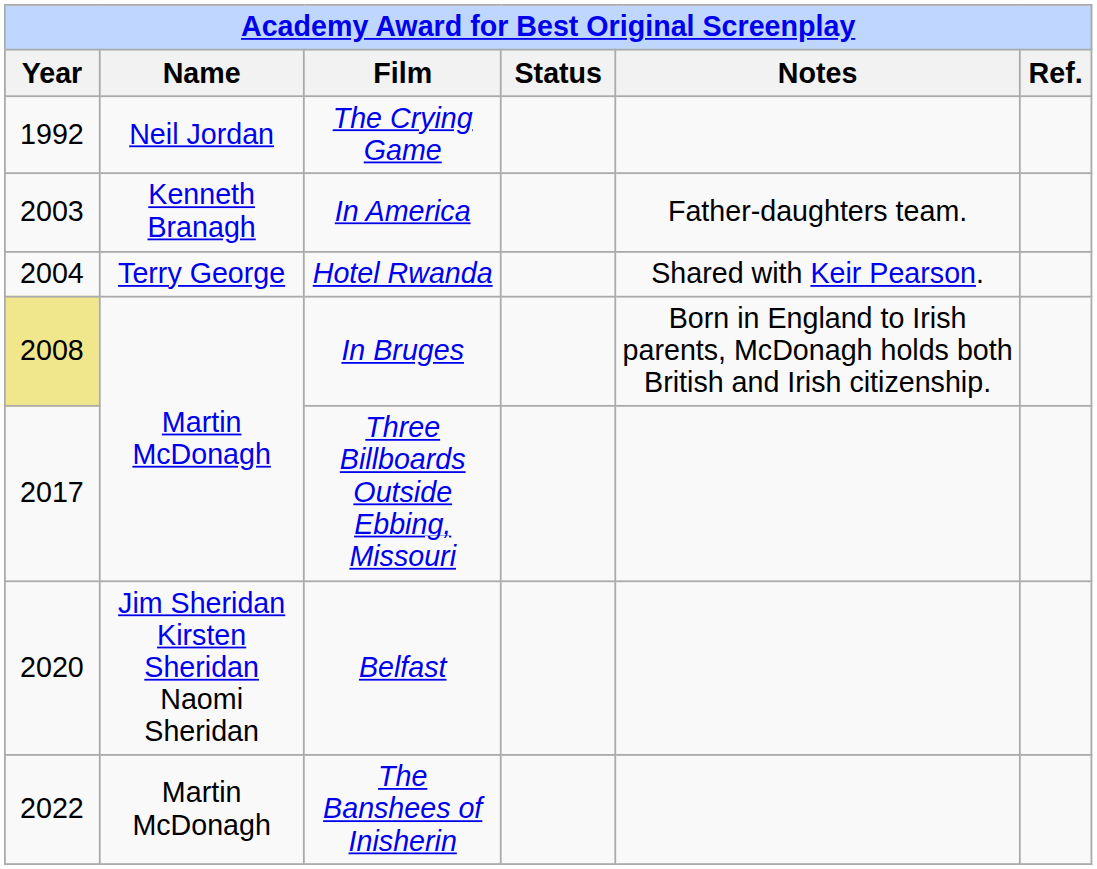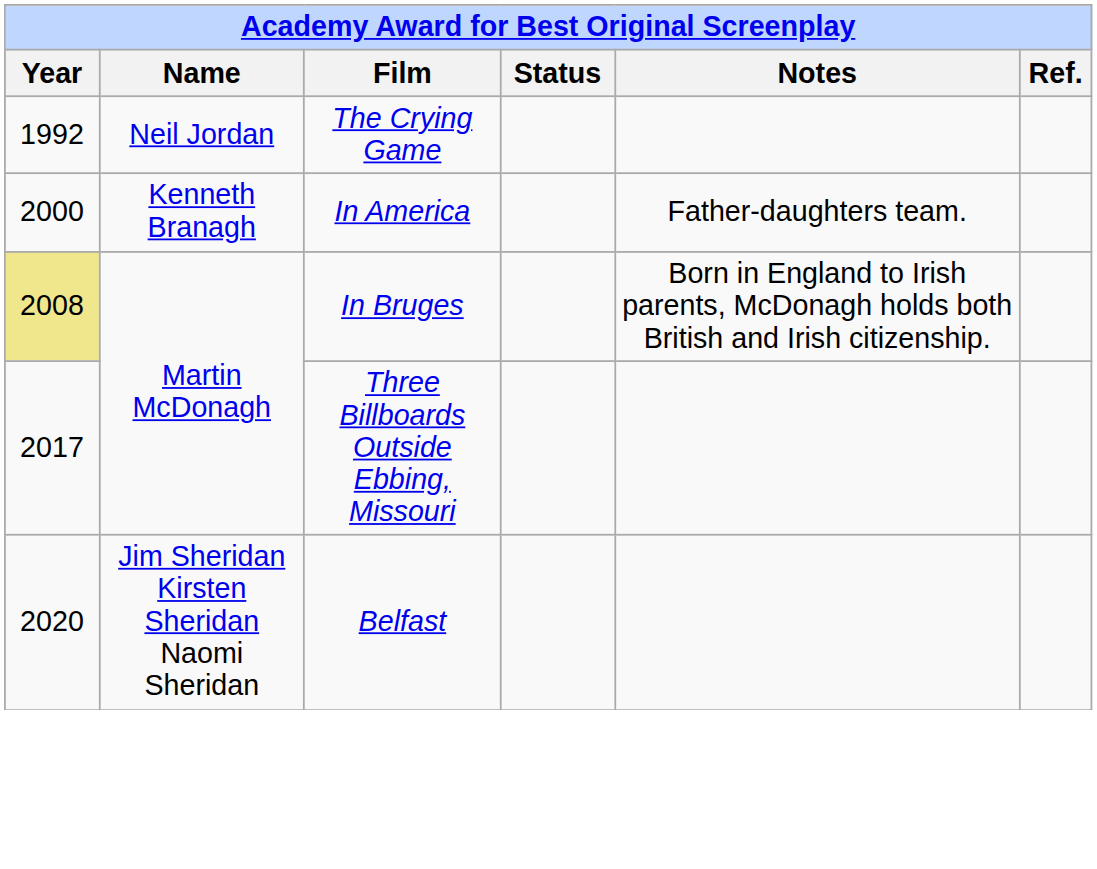(52, 211) 2003 -> (52, 211) 2000
- row: (403, 273)
- row: (403, 809)
